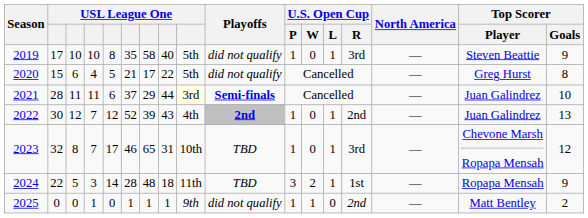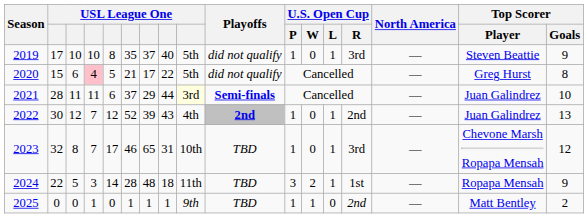(149, 54) 58 -> (149, 54) 37
(94, 74) no background -> (94, 74) pink background
(245, 203) did not qualify -> (245, 203) TBD
